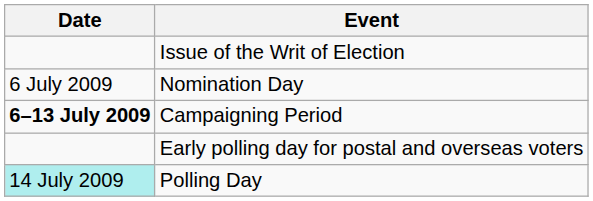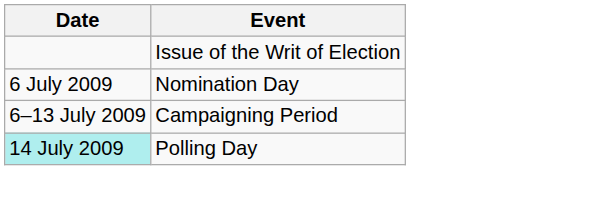(80, 116) bold -> (78, 116) normal
- row: (372, 148)
